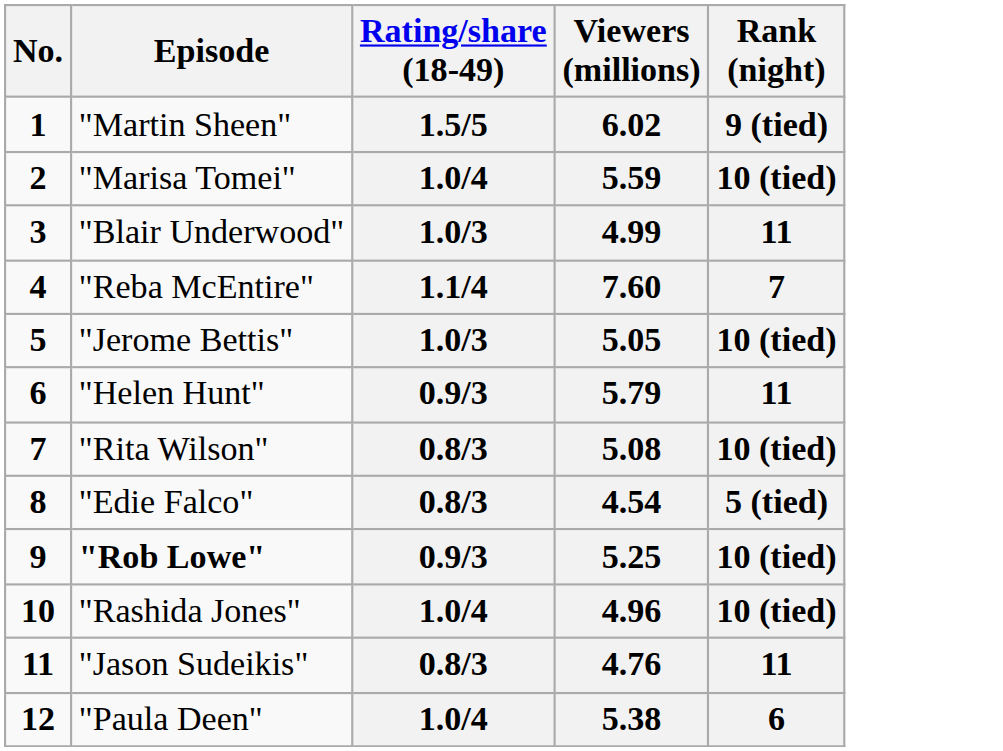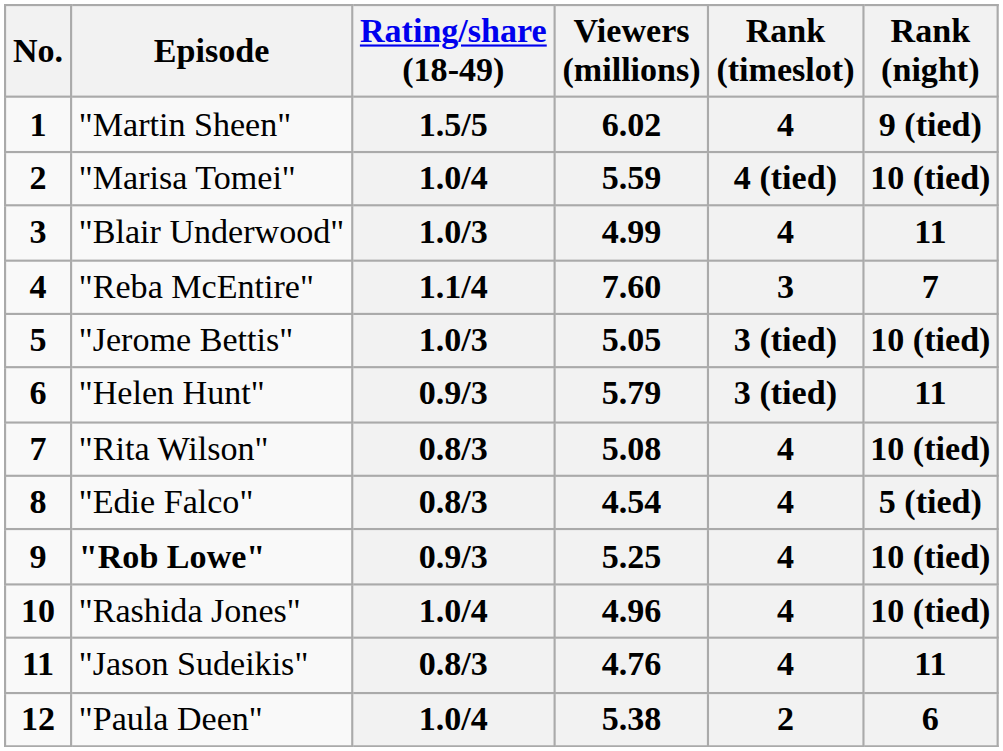+ column: (785, 50)
